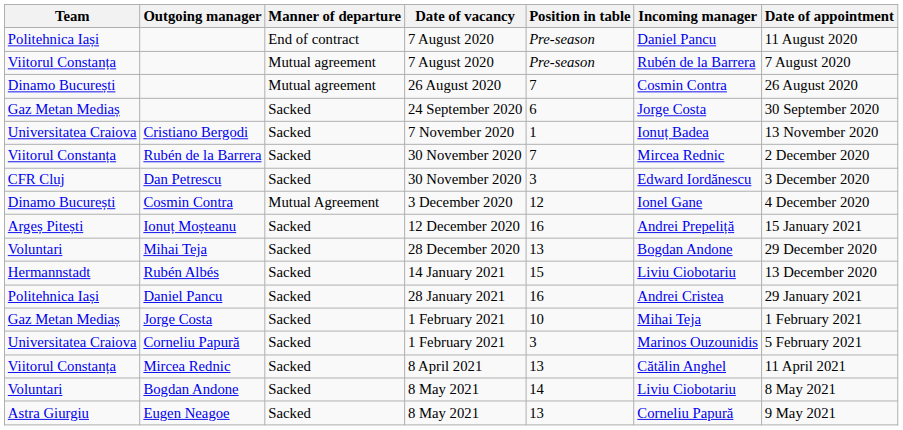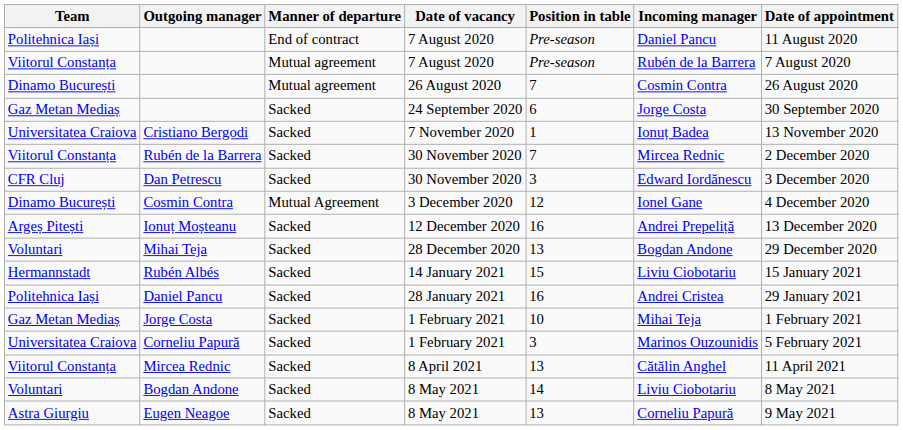(813, 226) 15 January 2021 -> (821, 226) 13 December 2020
(821, 272) 13 December 2020 -> (813, 272) 15 January 2021
